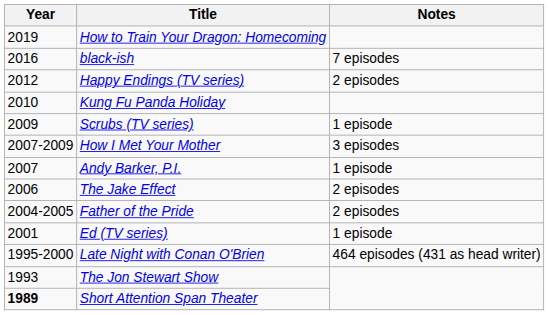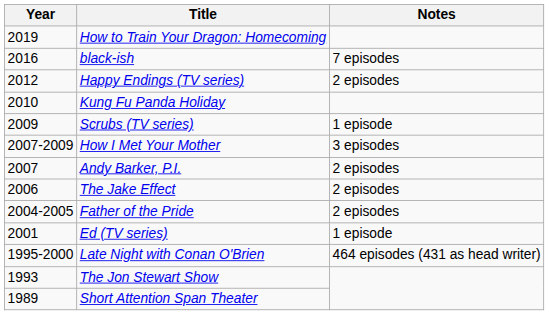(362, 168) 1 episode -> (366, 168) 2 episodes
(23, 299) bold -> (23, 299) normal
